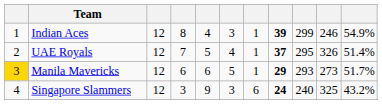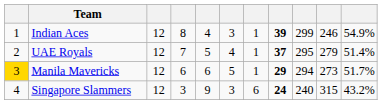(329, 52) 326 -> (329, 52) 279
(305, 71) 293 -> (305, 71) 294
(329, 90) 325 -> (329, 90) 315
